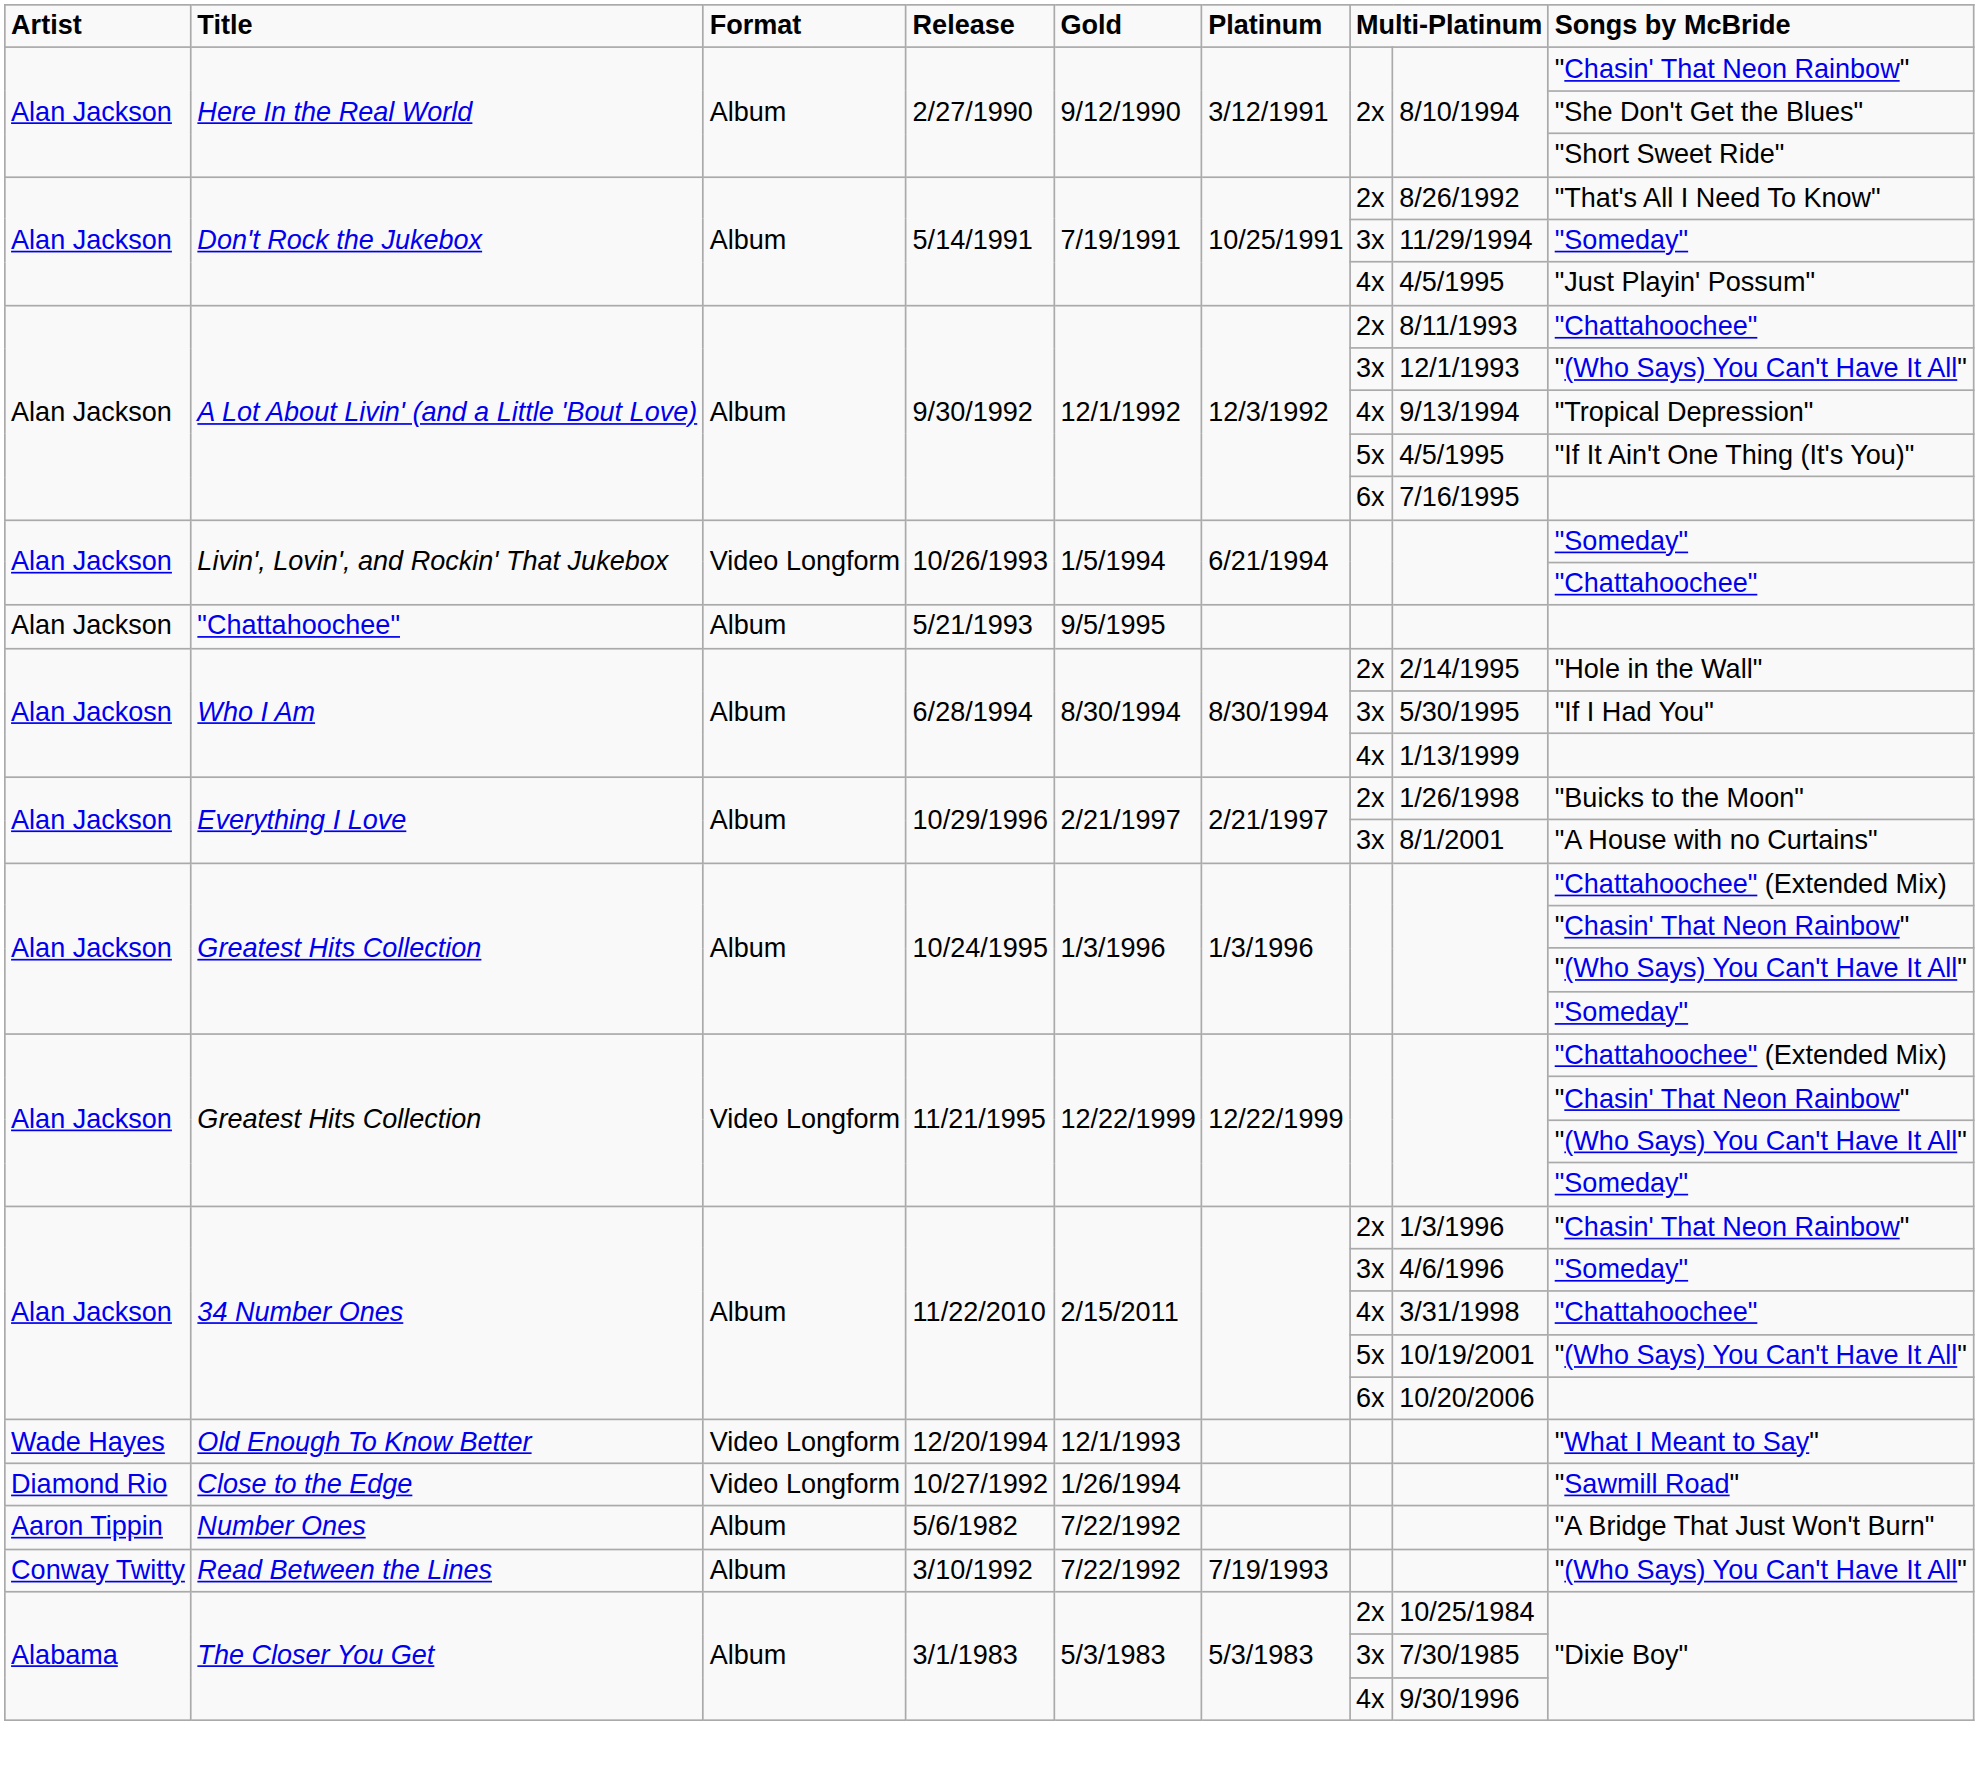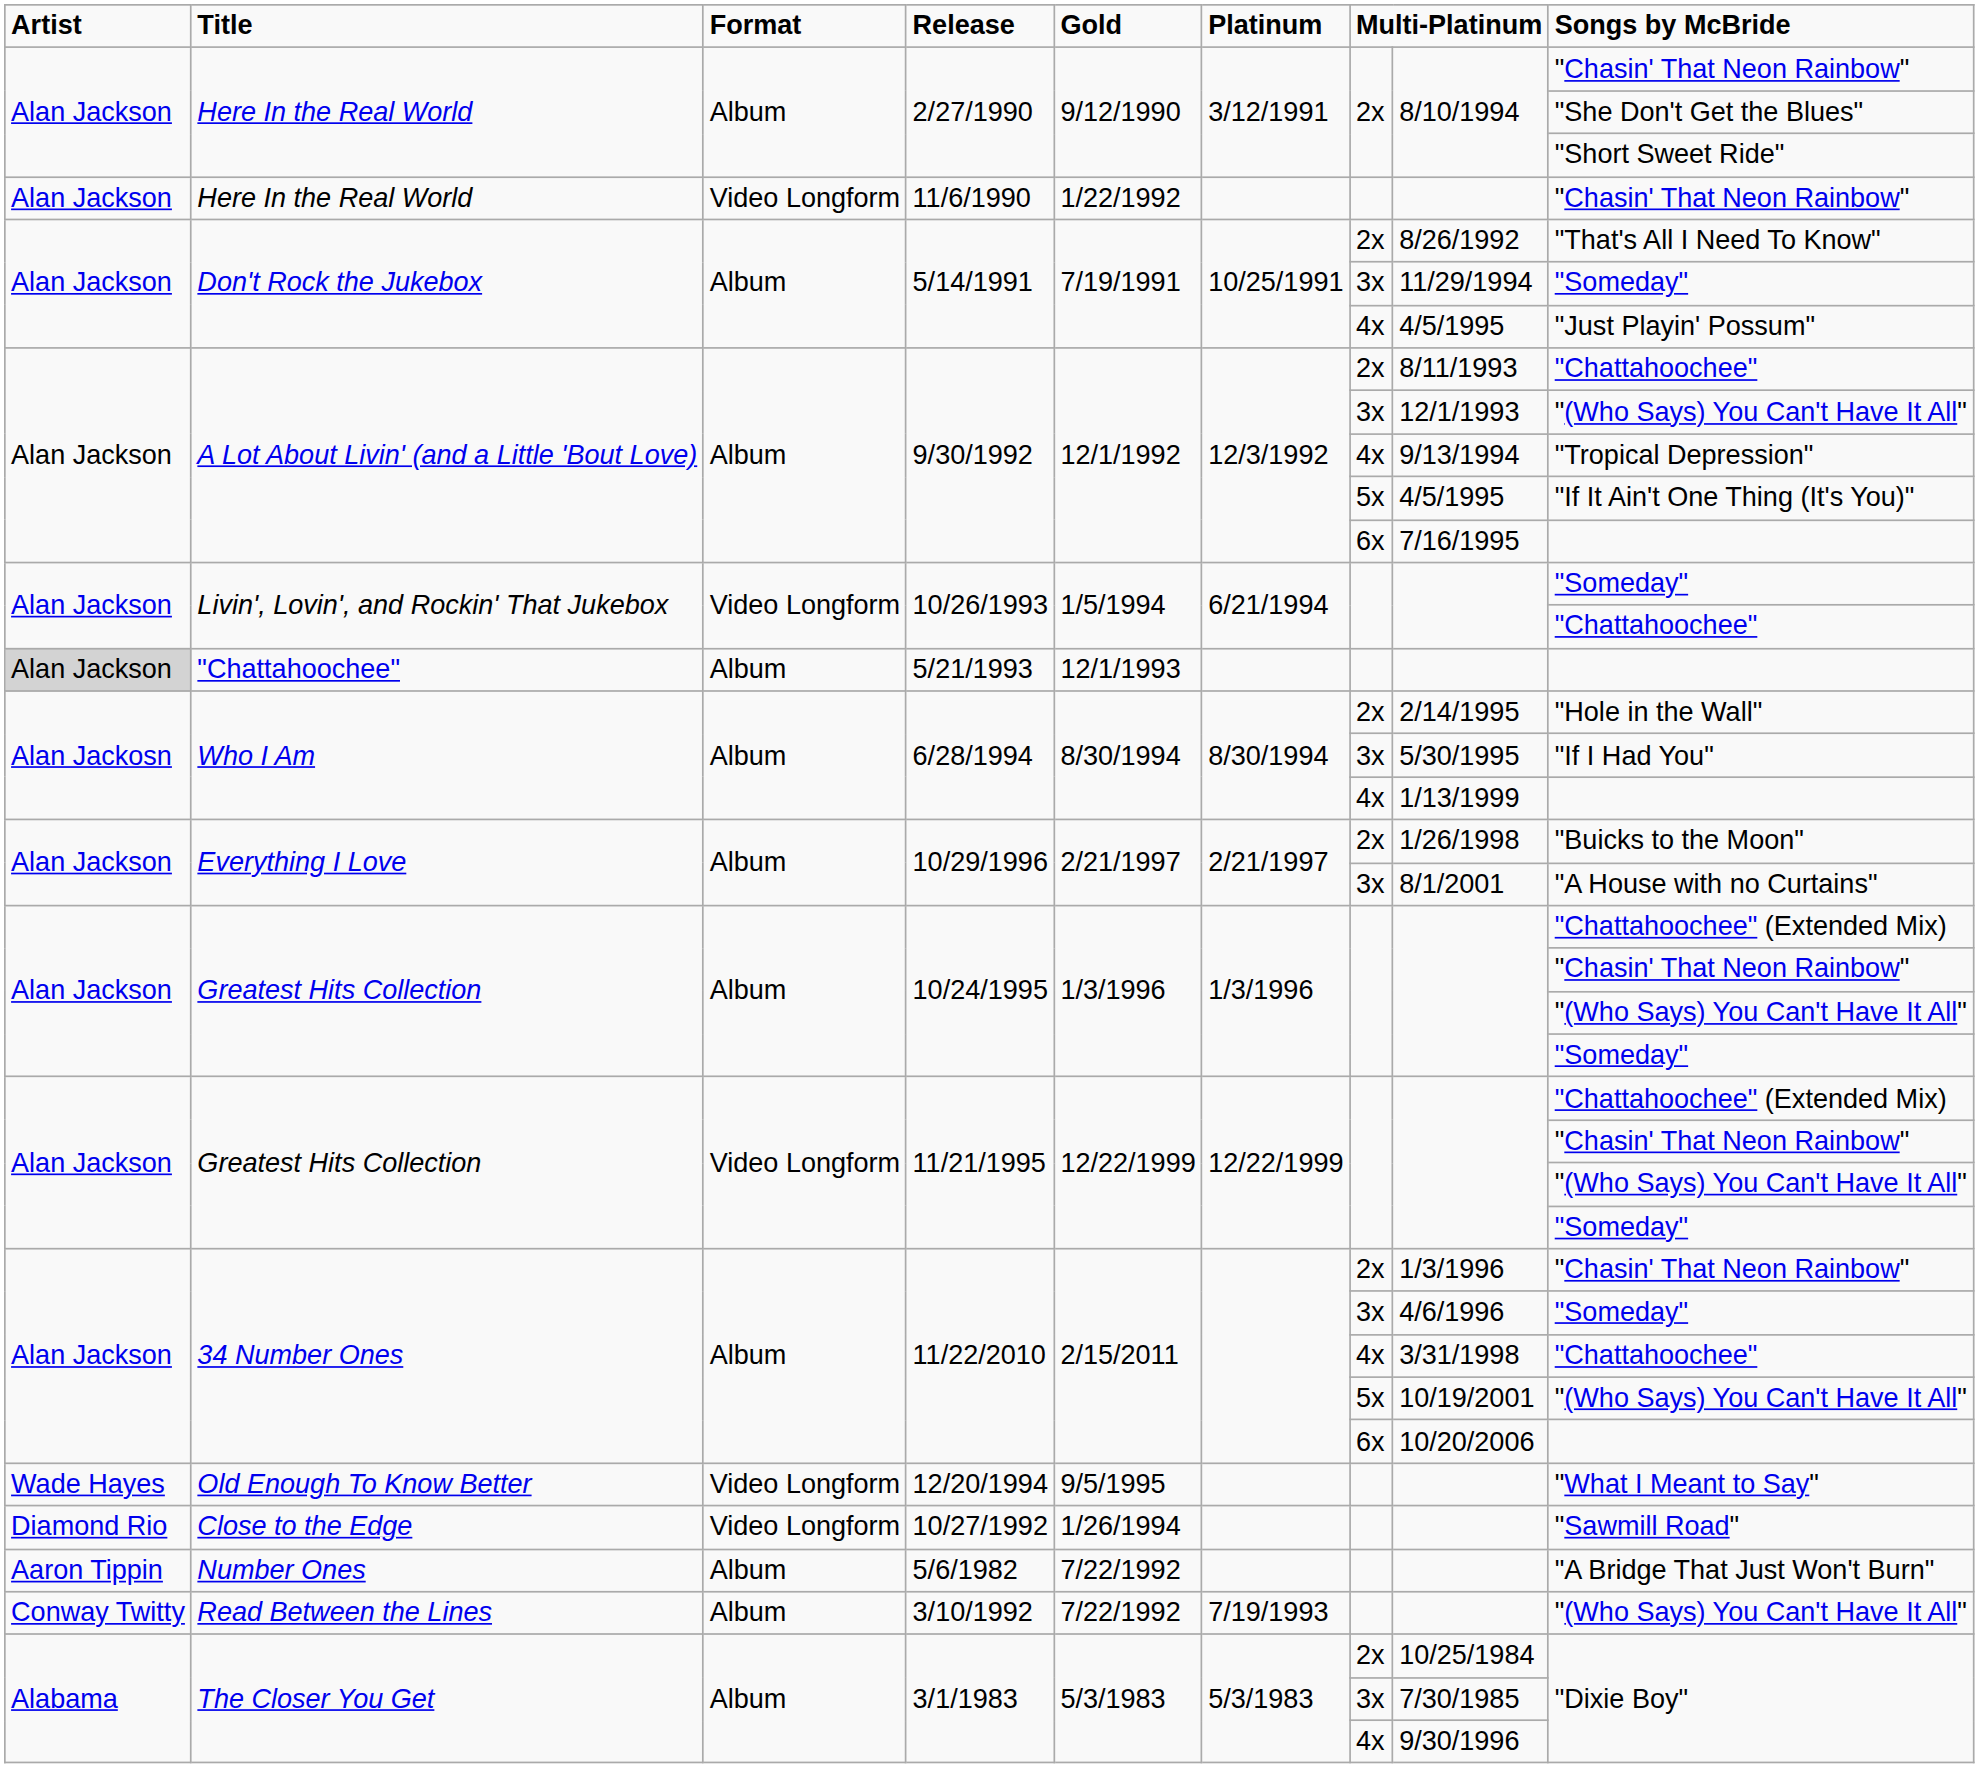+ row: (335, 197)
(91, 626) no background -> (91, 669) lightgrey background
(1113, 626) 9/5/1995 -> (1121, 669) 12/1/1993
(1121, 1441) 12/1/1993 -> (1113, 1483) 9/5/1995
